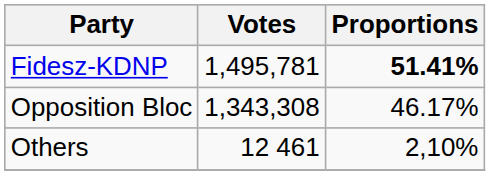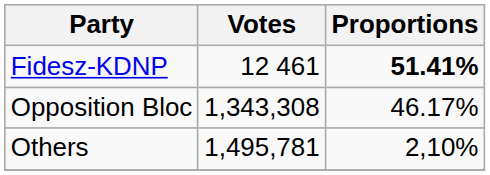(262, 66) 1,495,781 -> (280, 66) 12 461
(280, 148) 12 461 -> (262, 148) 1,495,781
